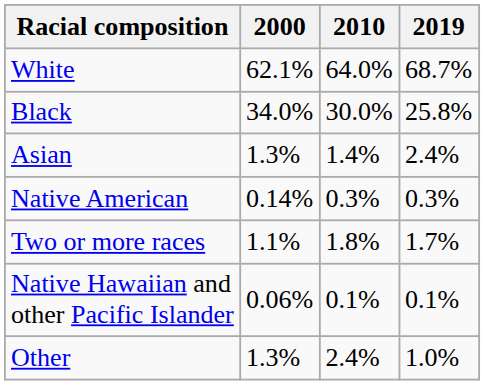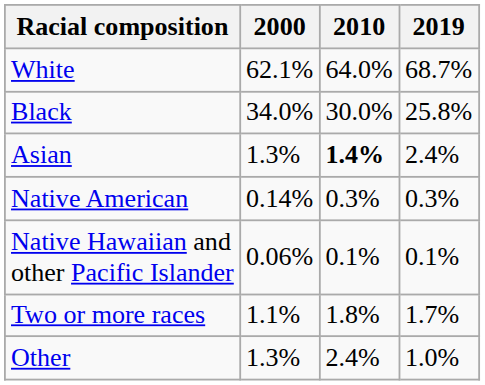(353, 155) normal -> (355, 155) bold
rows swapped: (122, 299) <-> (108, 241)
